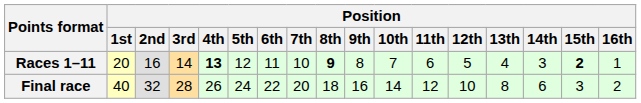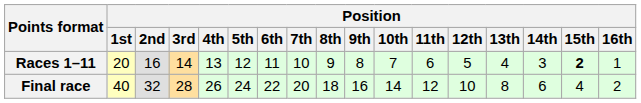(214, 63) bold -> (214, 63) normal
(331, 63) bold -> (331, 63) normal
(580, 86) 3 -> (580, 86) 4
